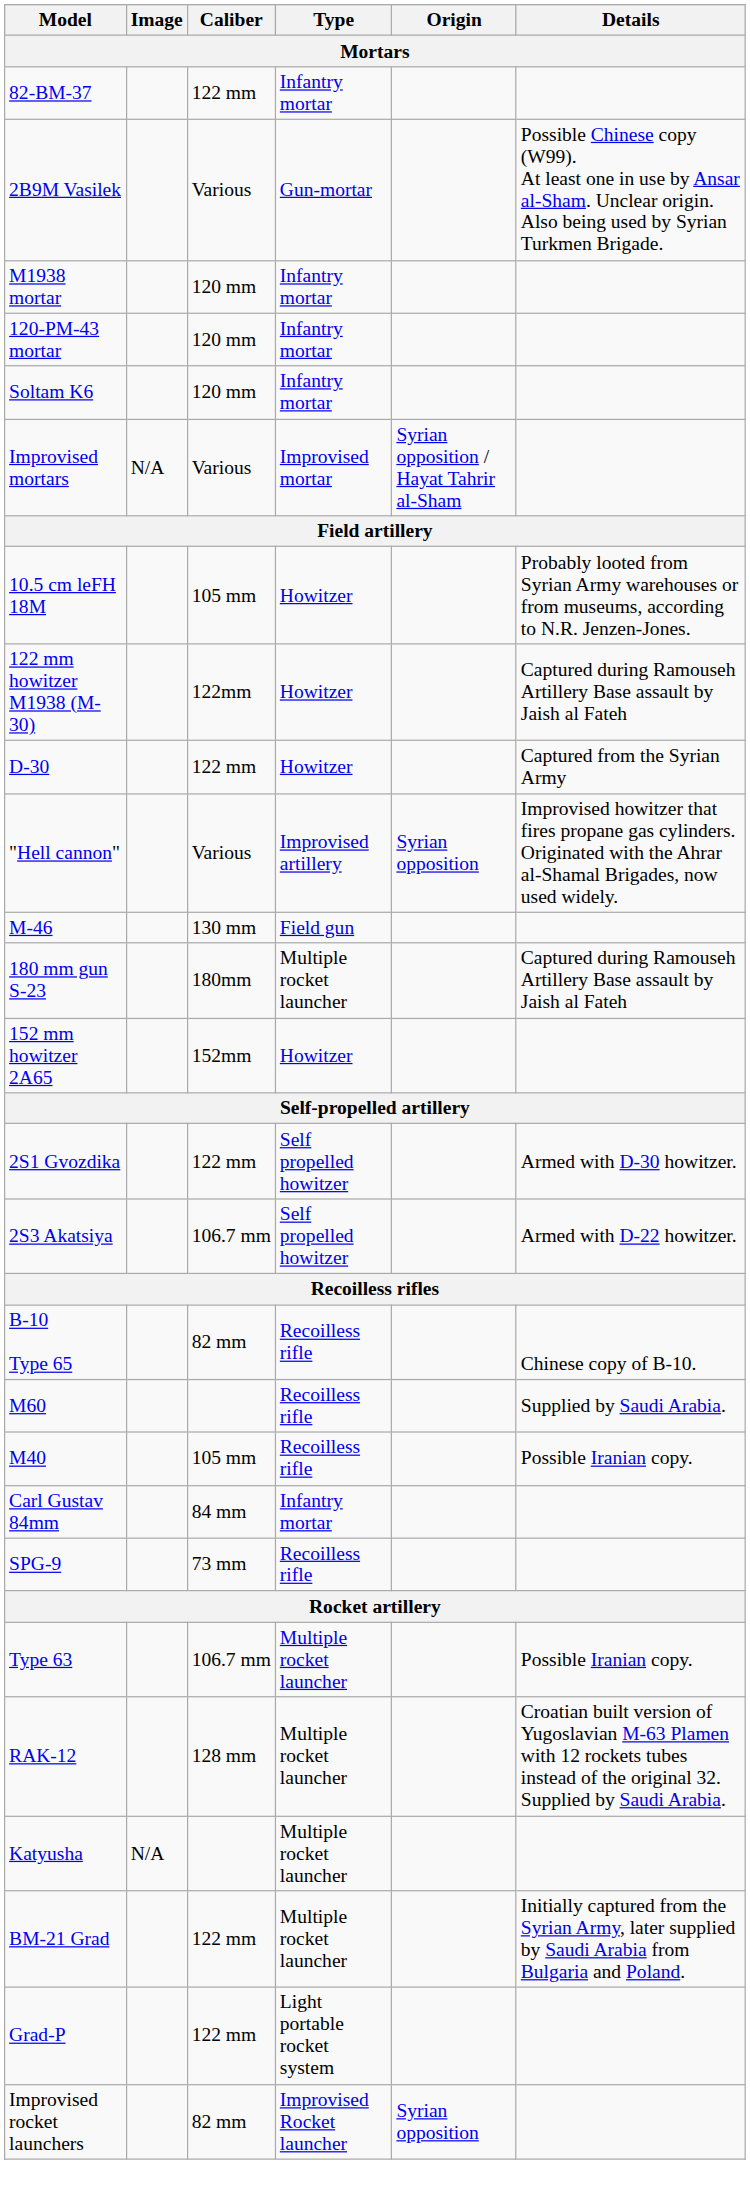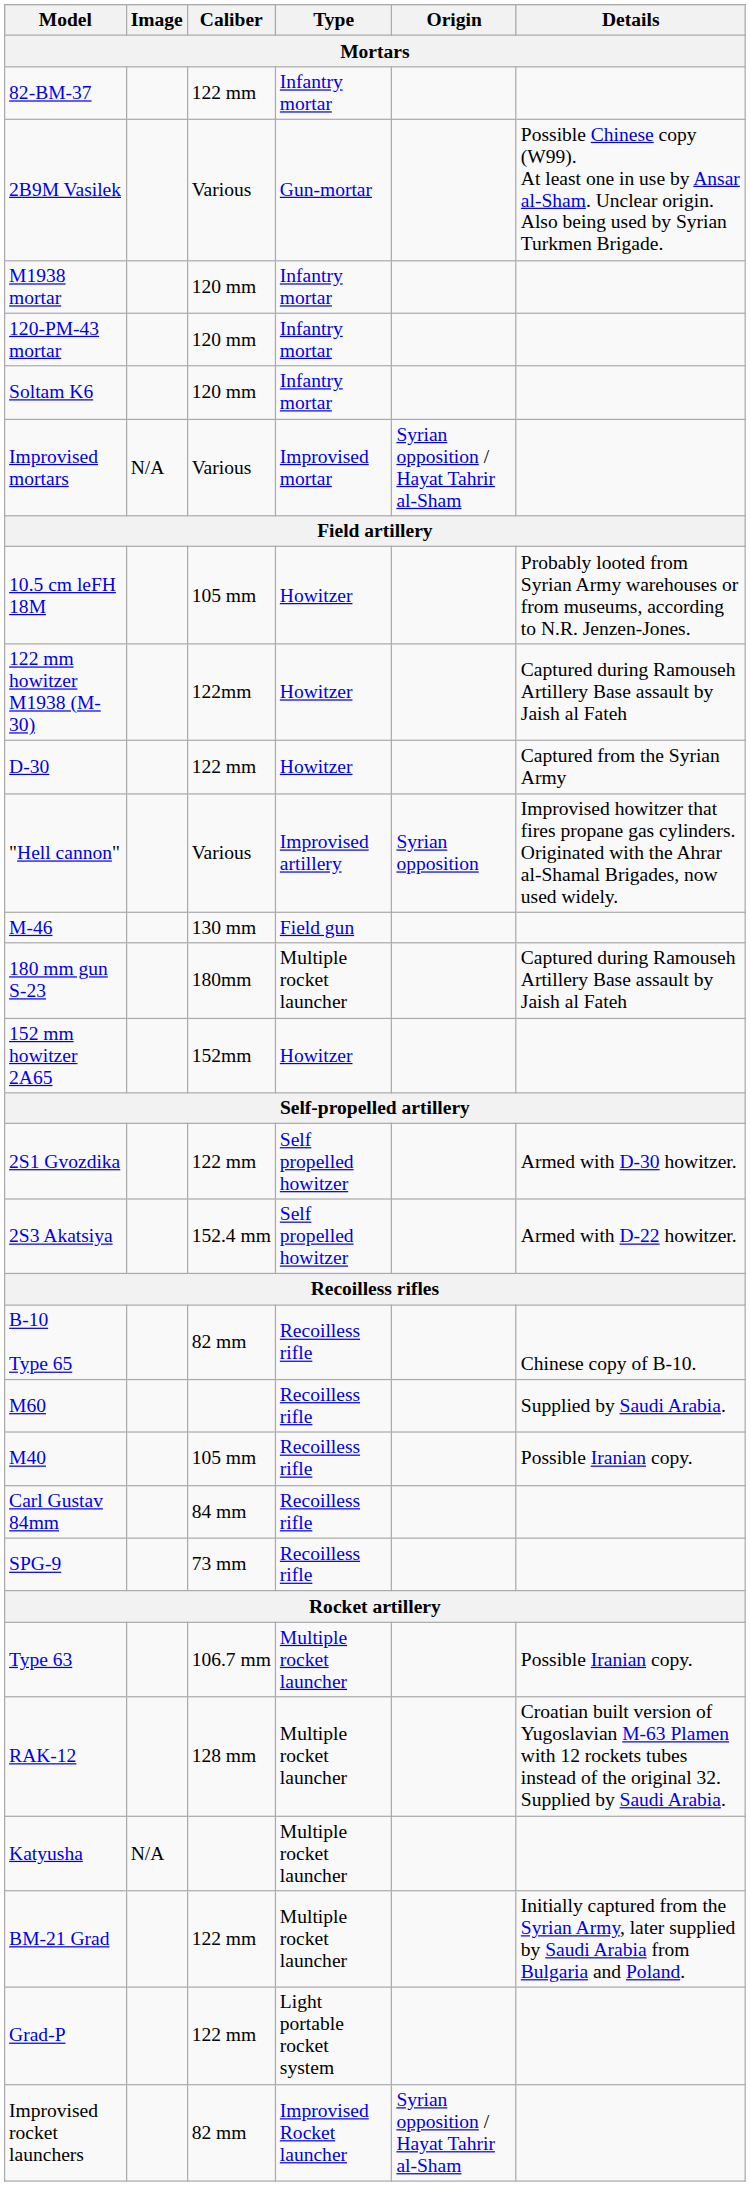(231, 1236) 106.7 mm -> (231, 1236) 152.4 mm
(311, 1511) Infantry mortar -> (320, 1511) Recoilless rifle
(438, 2121) Syrian opposition -> (446, 2132) Syrian opposition / Hayat Tahrir al-Sham
